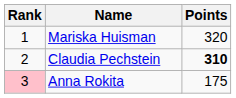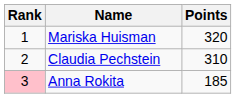(216, 59) bold -> (216, 59) normal
(216, 81) 175 -> (216, 81) 185
